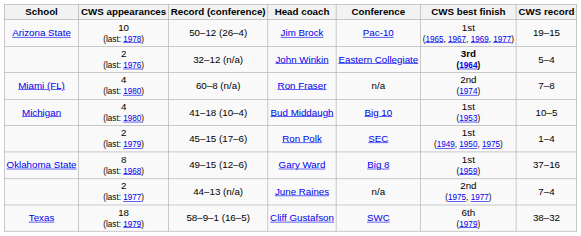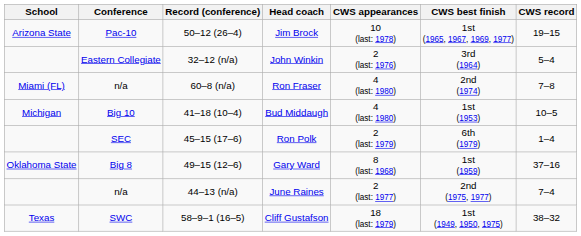columns swapped: (378, 12) <-> (124, 12)
(468, 59) bold -> (468, 59) normal
(468, 139) 1st (1949, 1950, 1975) -> (468, 139) 6th (1979)
(468, 218) 6th (1979) -> (468, 218) 1st (1949, 1950, 1975)
